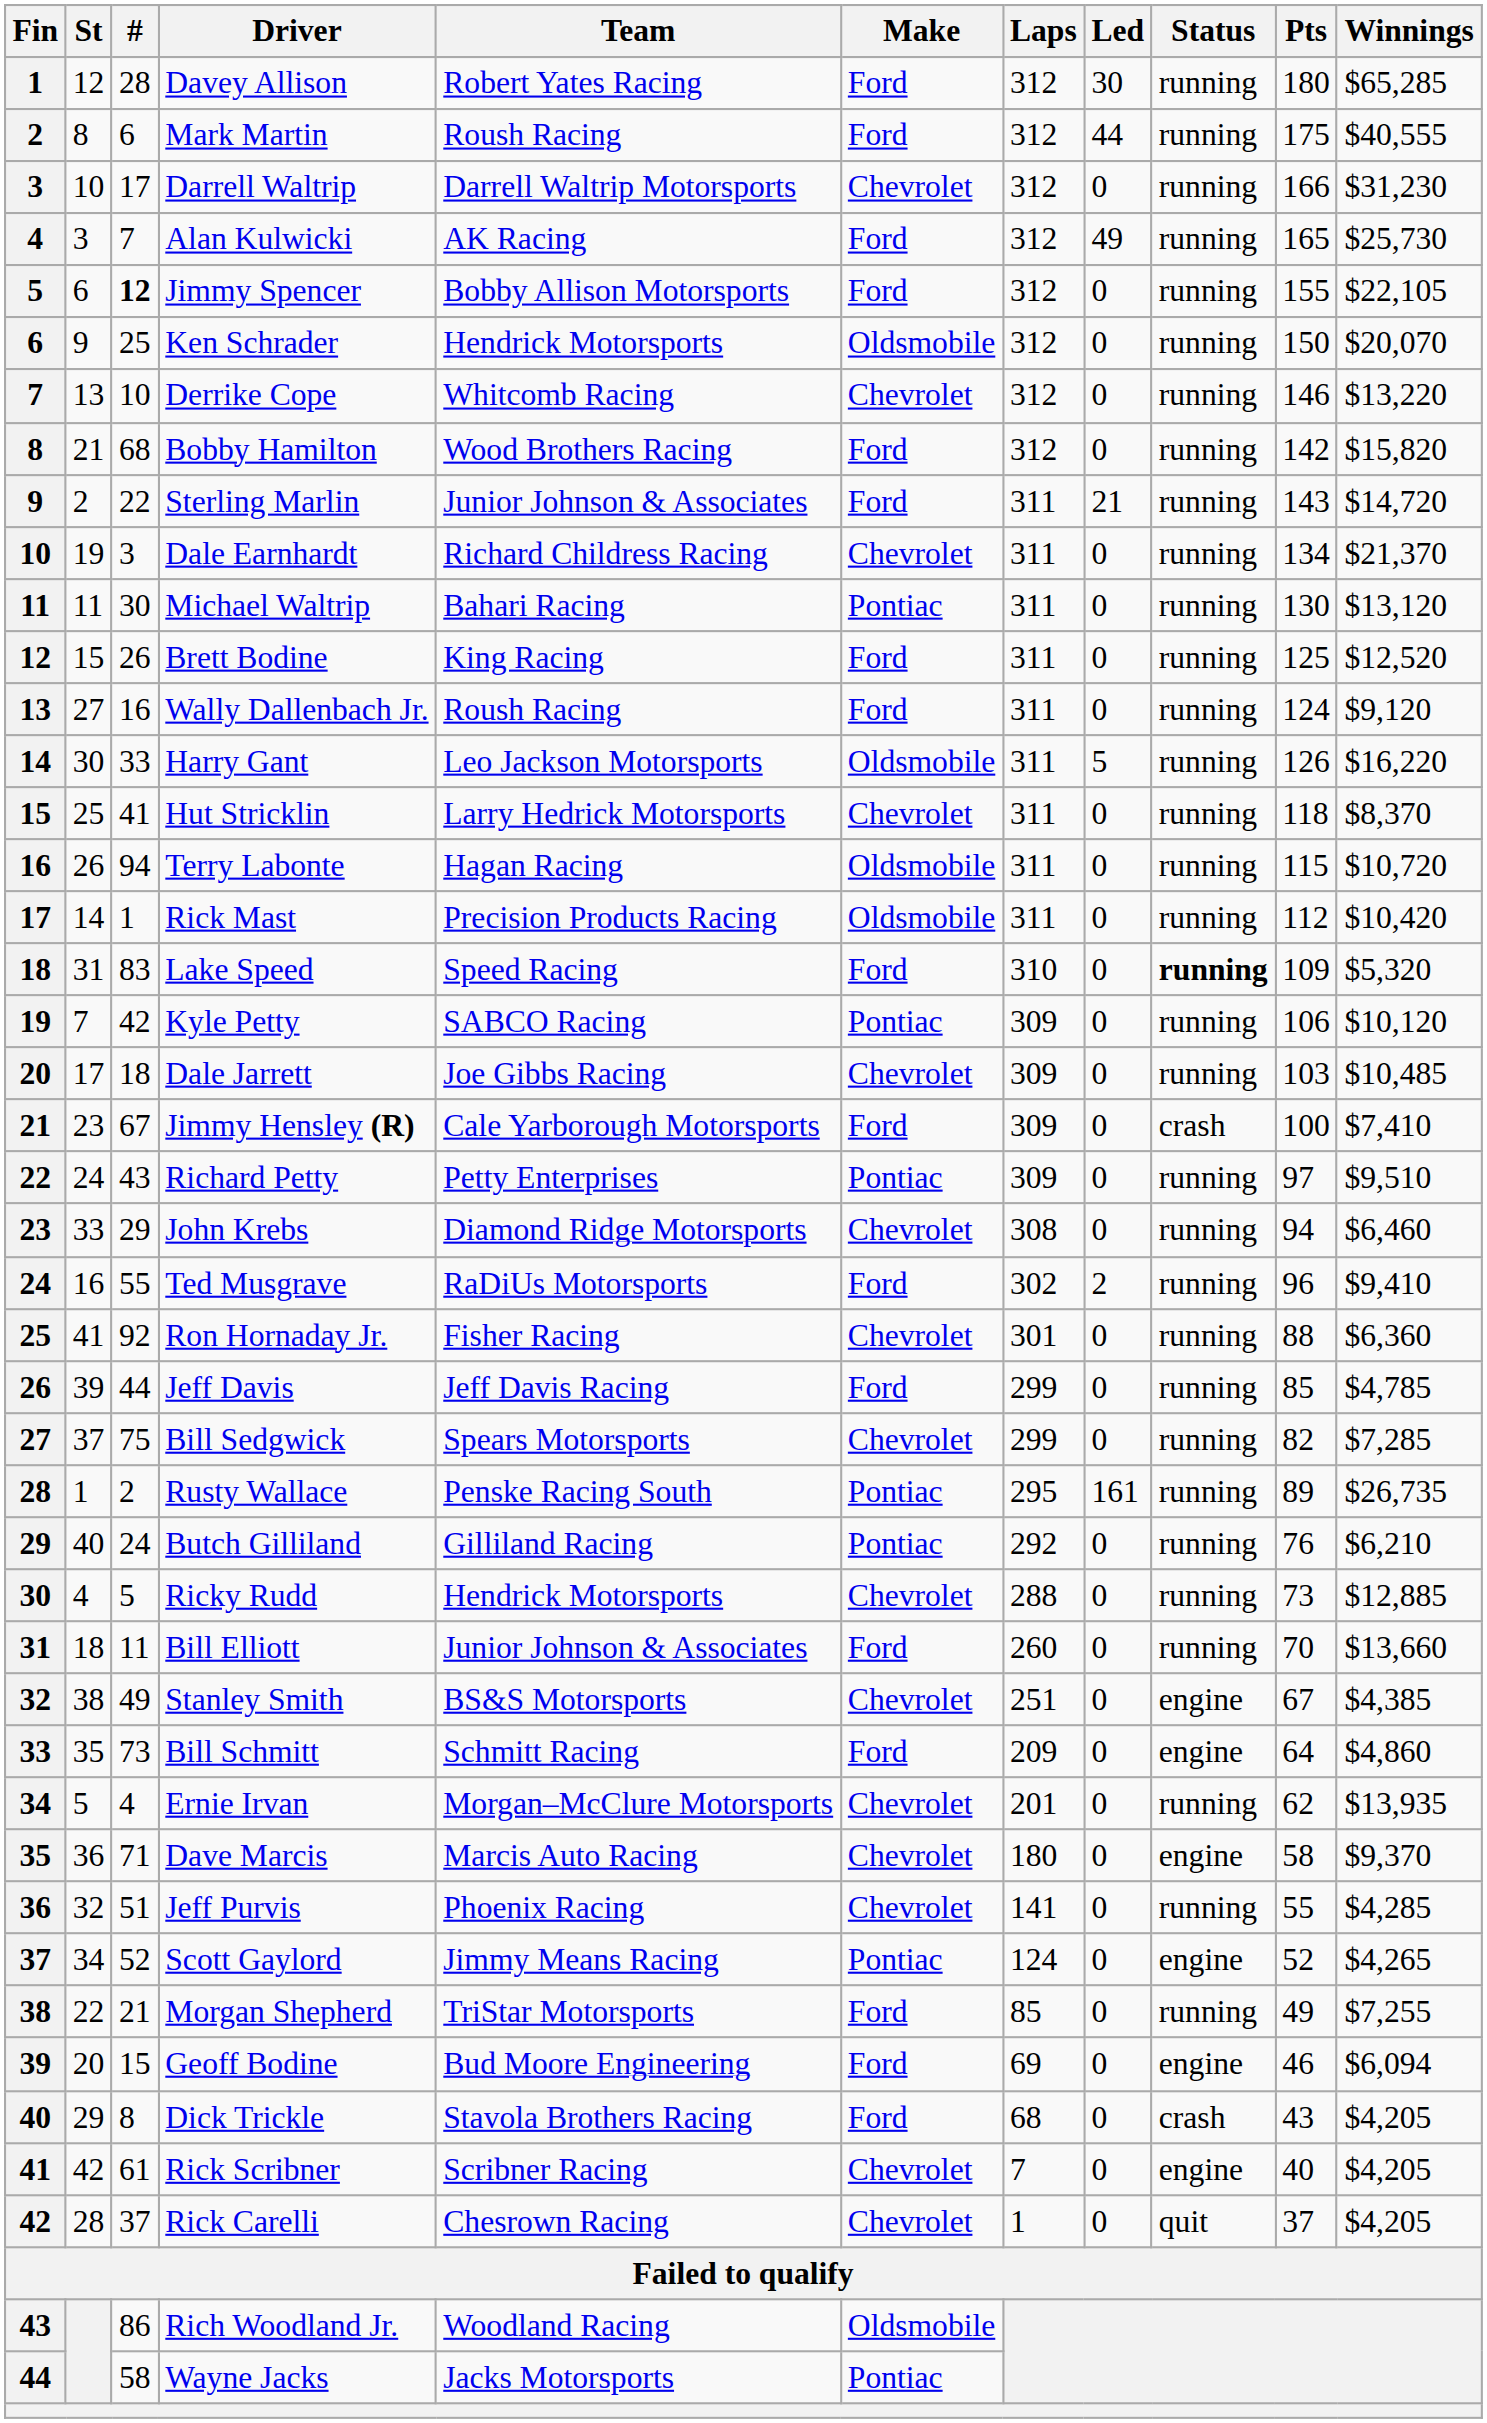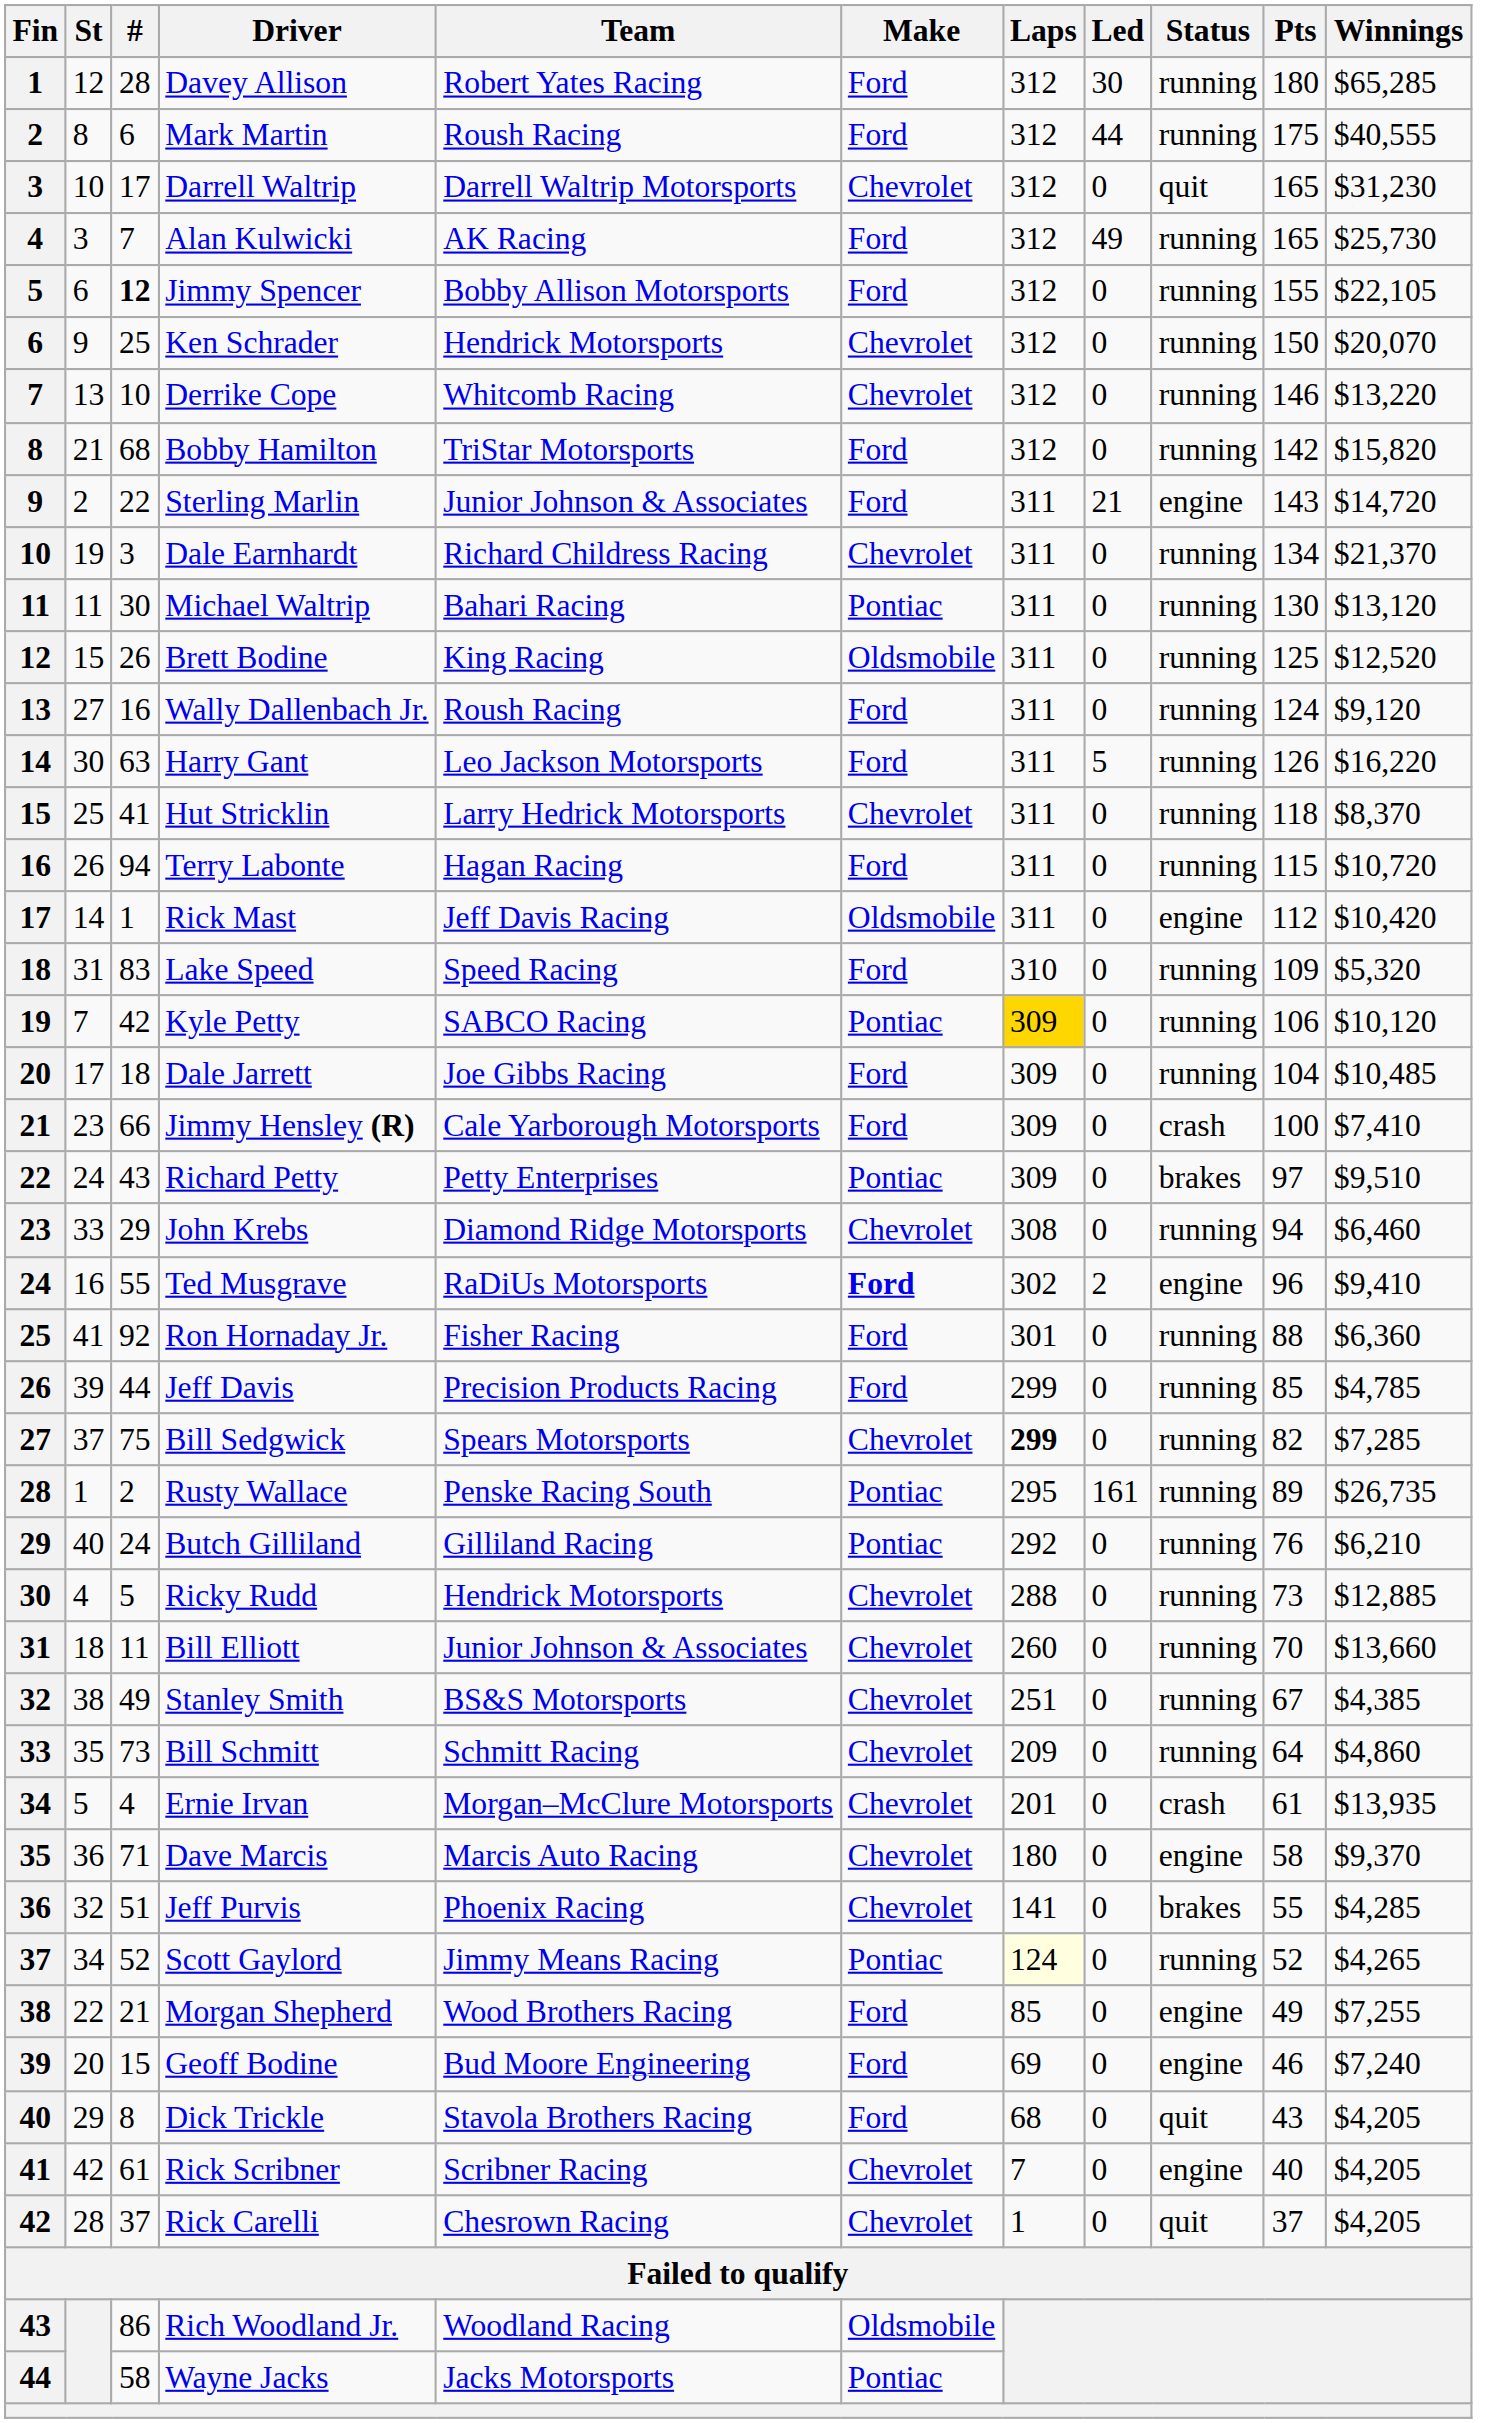(1208, 187) running -> (1183, 187) quit
(1306, 187) 166 -> (1295, 187) 165
(922, 343) Oldsmobile -> (910, 343) Chevrolet
(588, 447) Wood Brothers Racing -> (569, 447) TriStar Motorsports
(1208, 499) running -> (1201, 499) engine
(878, 656) Ford -> (922, 656) Oldsmobile
(135, 760) 33 -> (135, 760) 63
(922, 760) Oldsmobile -> (878, 760) Ford
(922, 864) Oldsmobile -> (878, 864) Ford
(610, 916) Precision Products Racing -> (556, 916) Jeff Davis Racing
(1208, 916) running -> (1201, 916) engine
(1213, 969) bold -> (1208, 969) normal
(1034, 1021) no background -> (1034, 1021) gold background
(910, 1073) Chevrolet -> (878, 1073) Ford
(1306, 1073) 103 -> (1295, 1073) 104
(135, 1125) 67 -> (135, 1125) 66
(1208, 1177) running -> (1200, 1177) brakes
(878, 1281) normal -> (881, 1281) bold
(1208, 1281) running -> (1201, 1281) engine
(910, 1334) Chevrolet -> (878, 1334) Ford
(556, 1386) Jeff Davis Racing -> (610, 1386) Precision Products Racing
(1034, 1438) normal -> (1034, 1438) bold
(878, 1646) Ford -> (910, 1646) Chevrolet
(1201, 1698) engine -> (1208, 1698) running
(878, 1751) Ford -> (910, 1751) Chevrolet
(1201, 1751) engine -> (1208, 1751) running
(1208, 1803) running -> (1192, 1803) crash
(1298, 1803) 62 -> (1288, 1803) 61
(1208, 1907) running -> (1200, 1907) brakes
(1034, 1959) no background -> (1034, 1959) lightyellow background
(1201, 1959) engine -> (1208, 1959) running
(569, 2011) TriStar Motorsports -> (588, 2011) Wood Brothers Racing
(1208, 2011) running -> (1201, 2011) engine
(1388, 2063) $6,094 -> (1377, 2063) $7,240
(1192, 2115) crash -> (1183, 2115) quit
